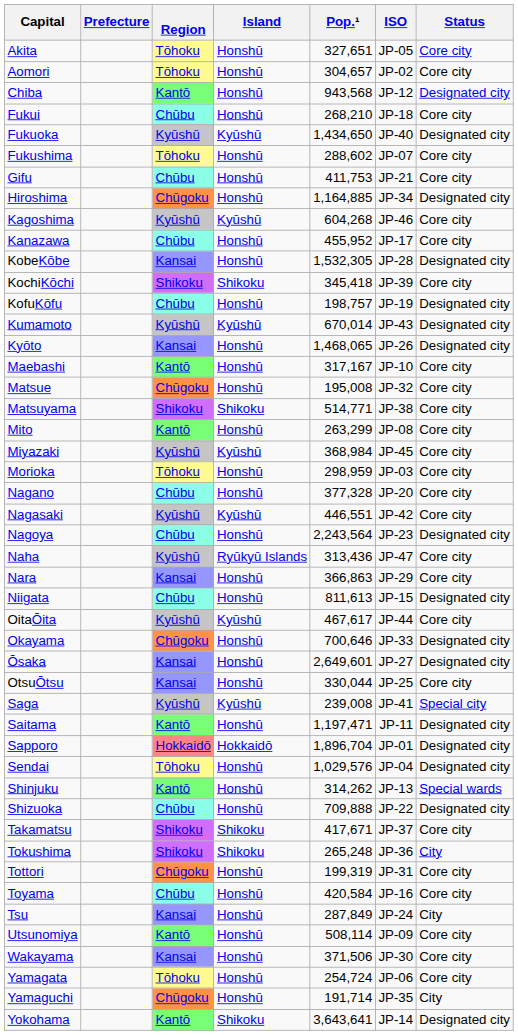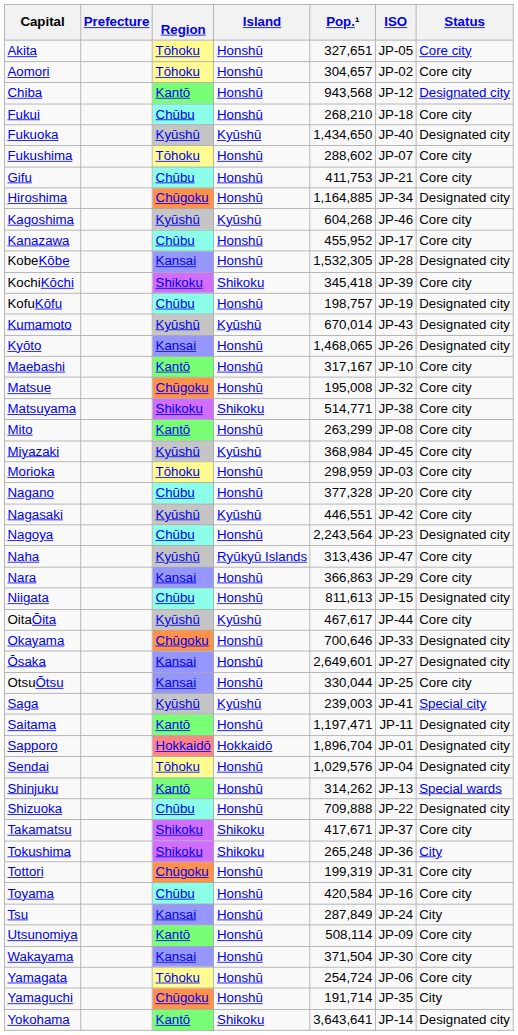(348, 703) 239,008 -> (348, 703) 239,003
(348, 956) 371,506 -> (348, 956) 371,504
